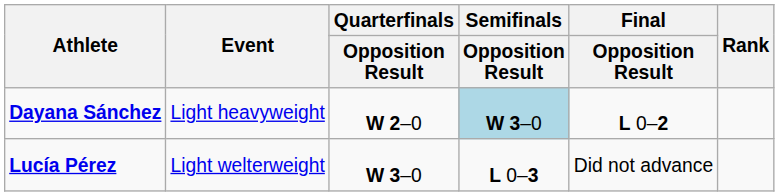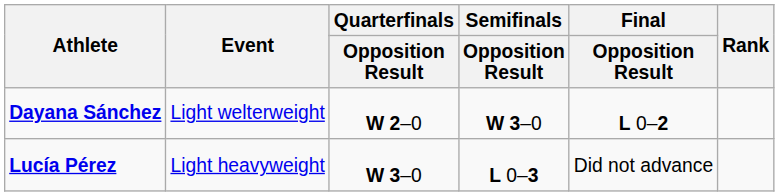(248, 113) Light heavyweight -> (248, 113) Light welterweight
(514, 124) lightblue background -> (514, 124) no background
(248, 165) Light welterweight -> (248, 165) Light heavyweight
